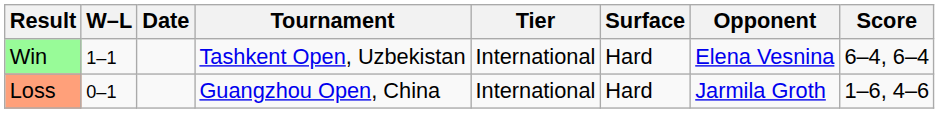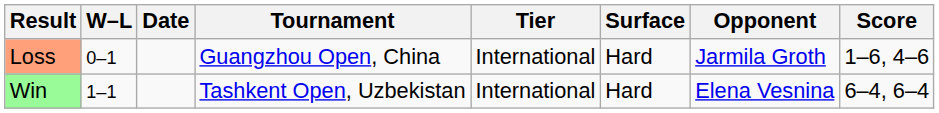rows swapped: (33, 90) <-> (28, 56)
